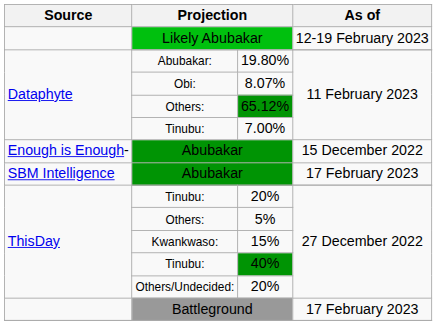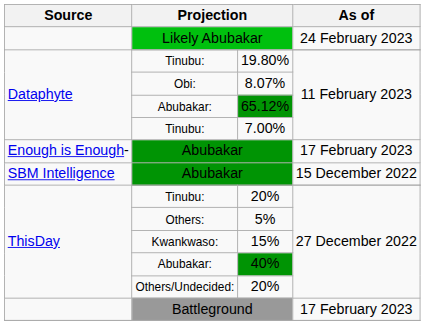(362, 38) 12-19 February 2023 -> (356, 38) 24 February 2023
(185, 61) Abubakar: -> (185, 61) Tinubu:
(185, 107) Others: -> (185, 107) Abubakar:
(362, 151) 15 December 2022 -> (356, 151) 17 February 2023
(362, 173) 17 February 2023 -> (356, 173) 15 December 2022
(185, 265) Tinubu: -> (185, 265) Abubakar:
